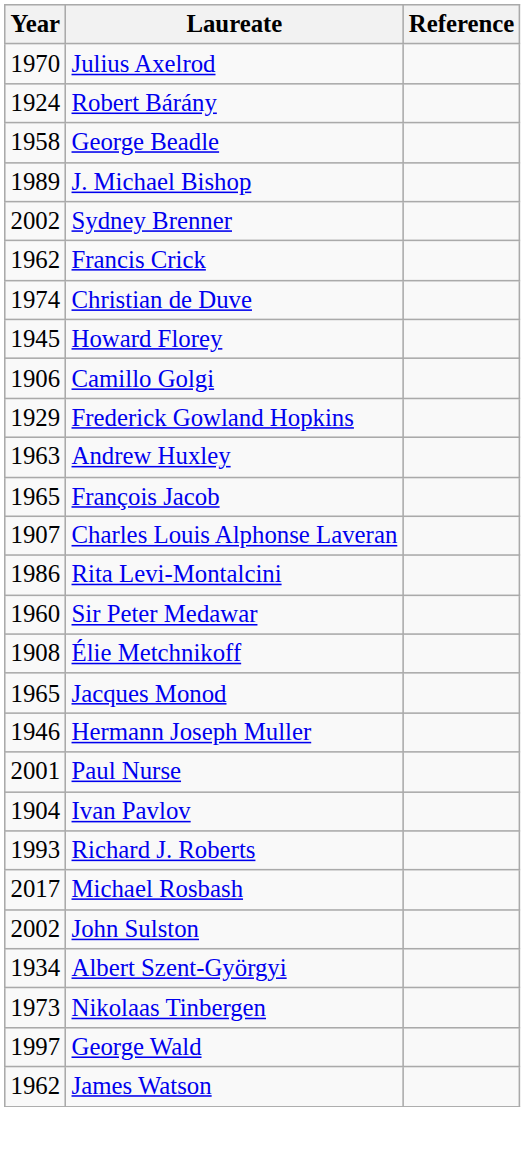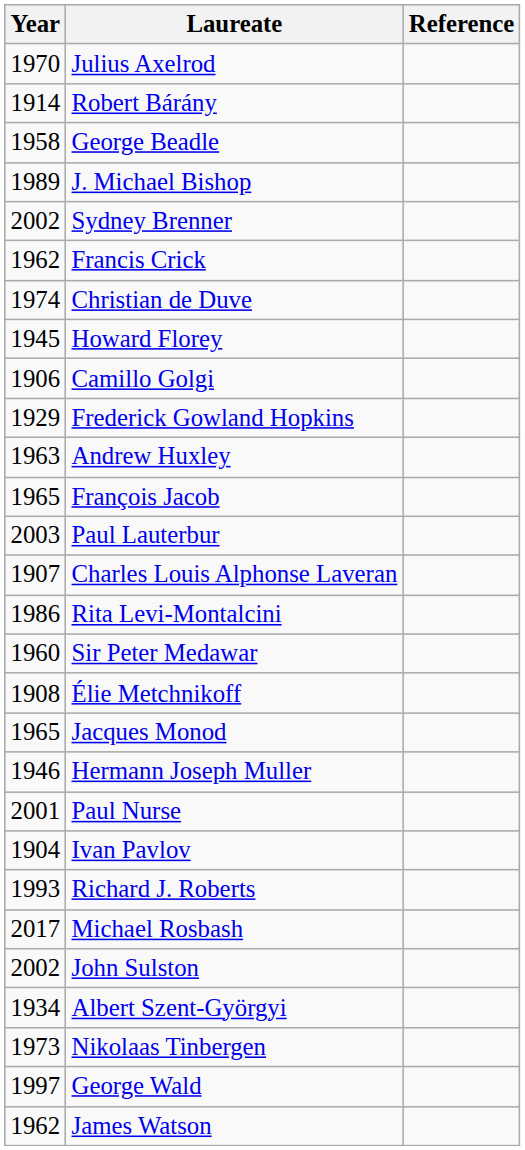(35, 102) 1924 -> (35, 102) 1914
+ row: (146, 535)
